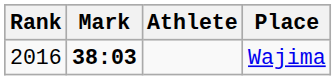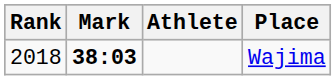(36, 58) 2016 -> (36, 58) 2018
